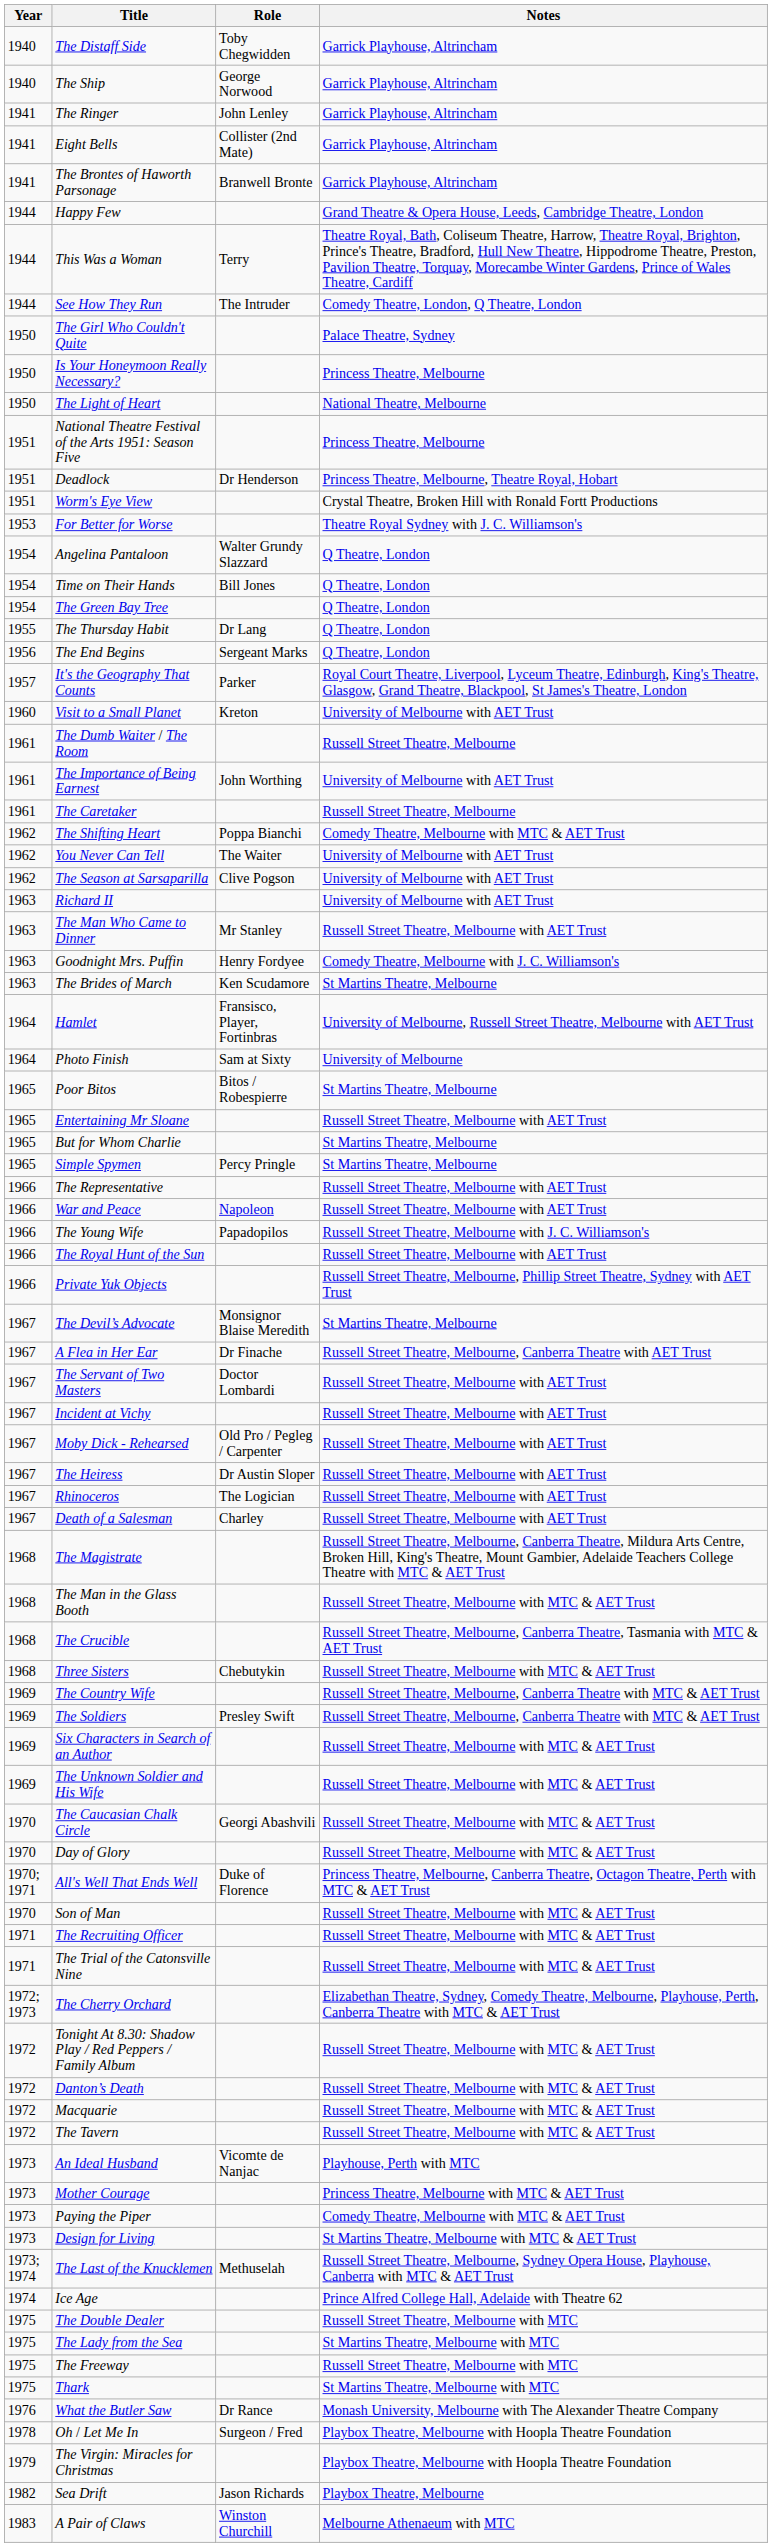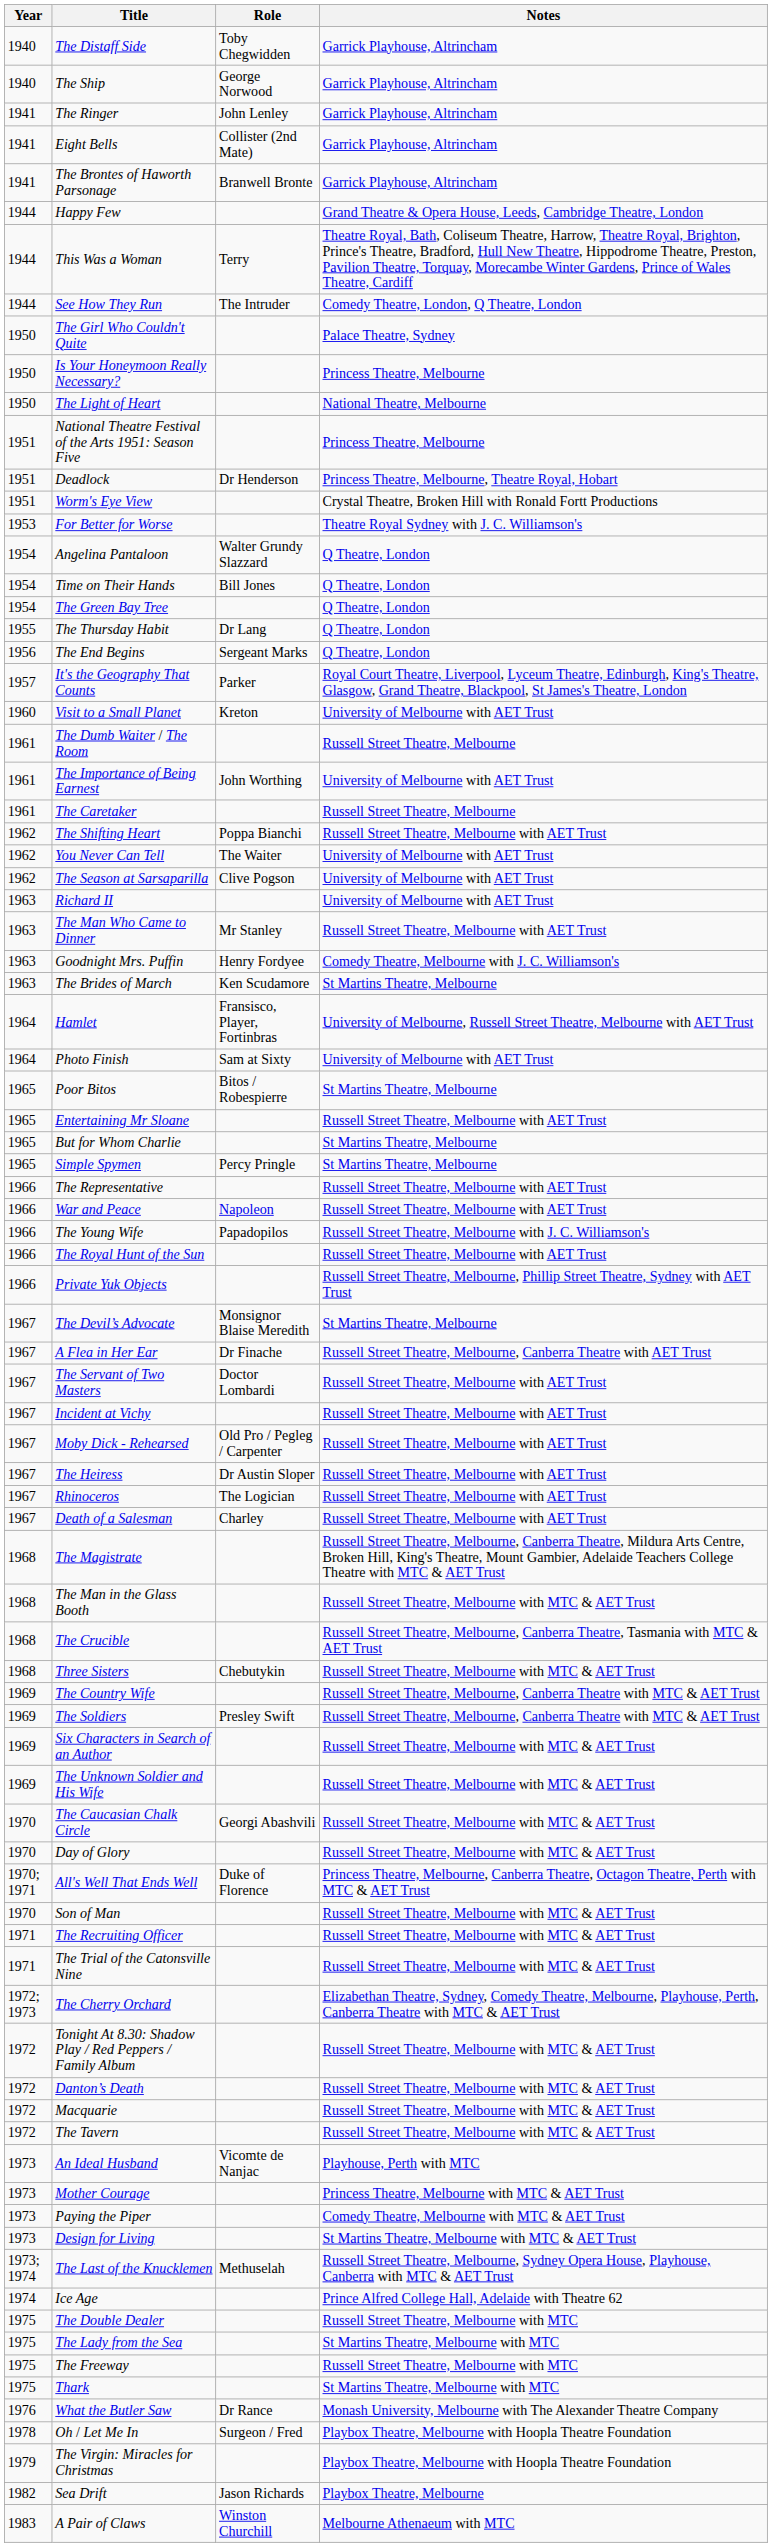(474, 833) Comedy Theatre, Melbourne with MTC & AET Trust -> (464, 833) Russell Street Theatre, Melbourne with AET Trust
(392, 1060) University of Melbourne -> (438, 1060) University of Melbourne with AET Trust
